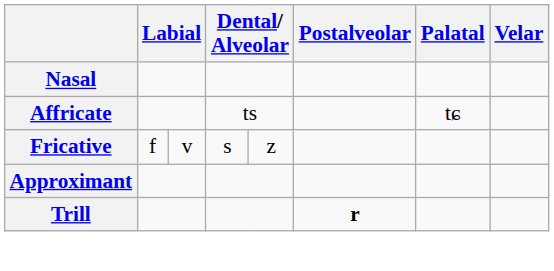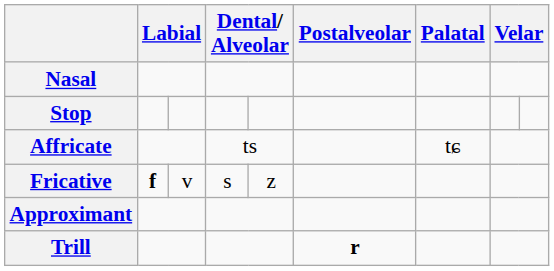+ row: (71, 112)
(153, 146) normal -> (153, 180) bold
